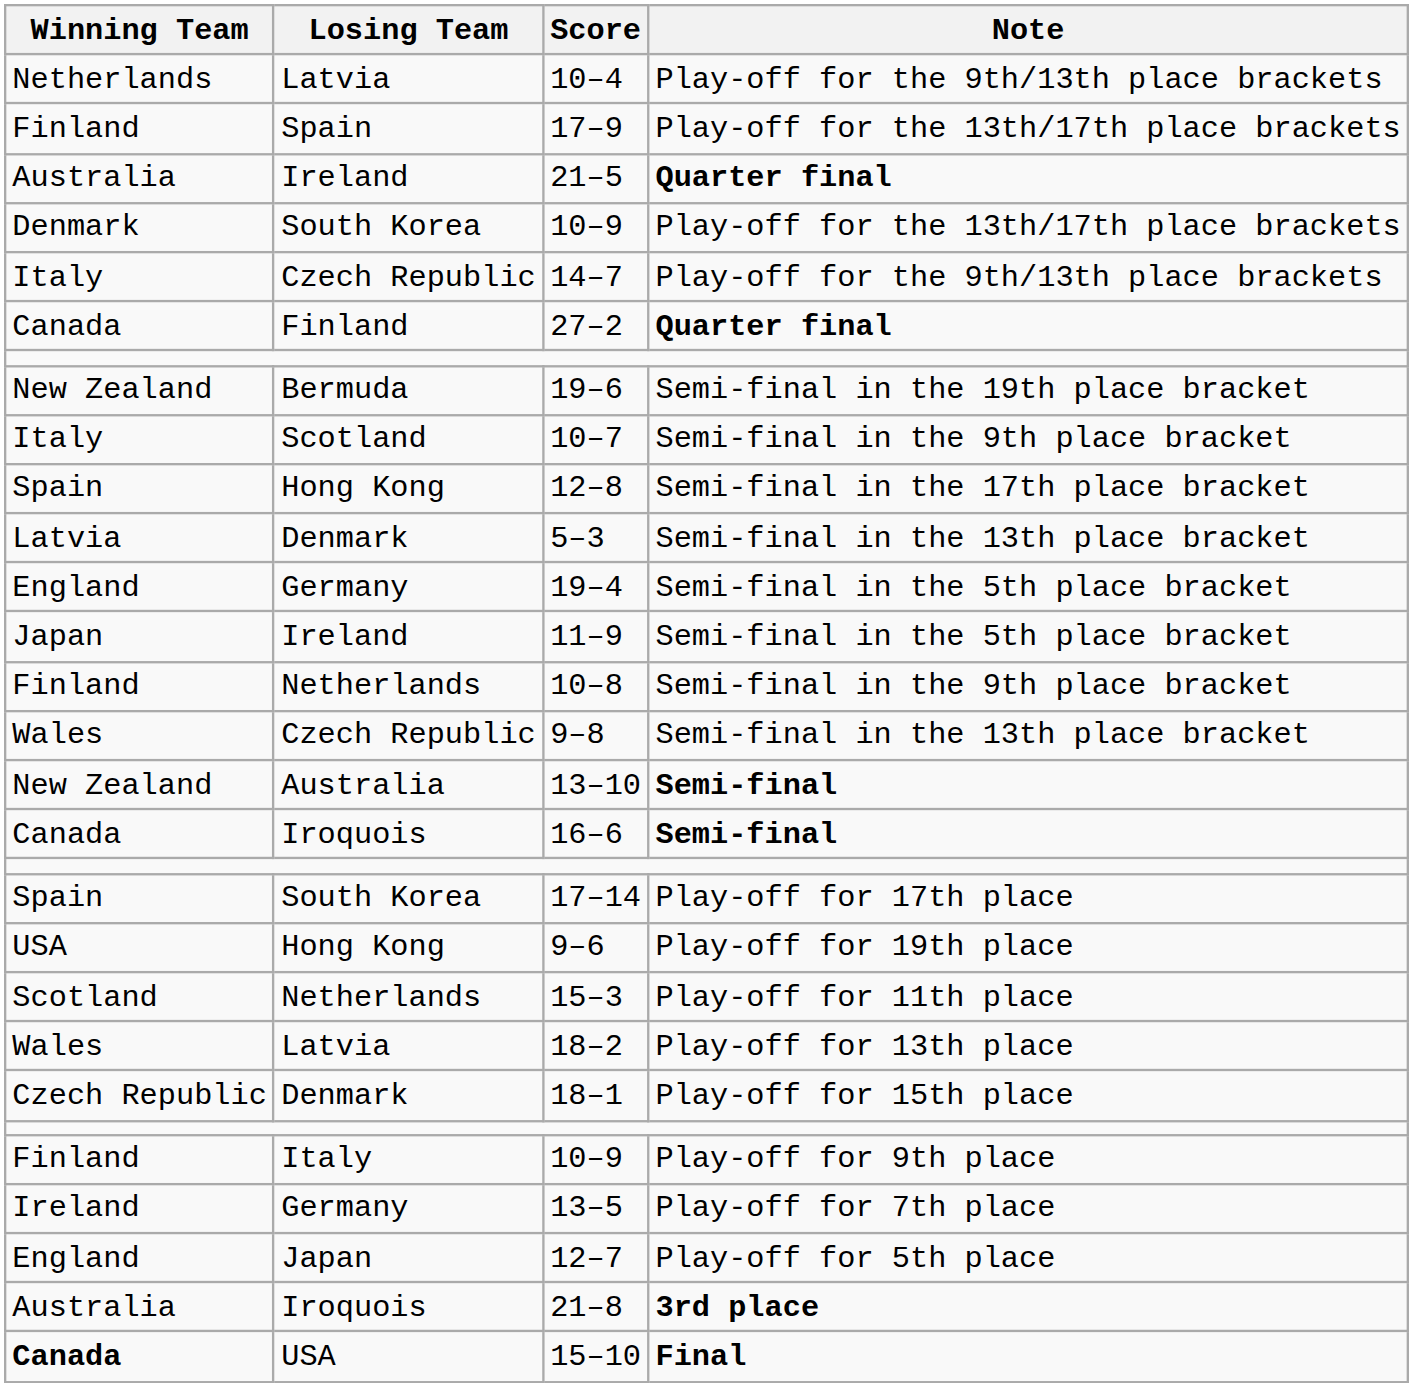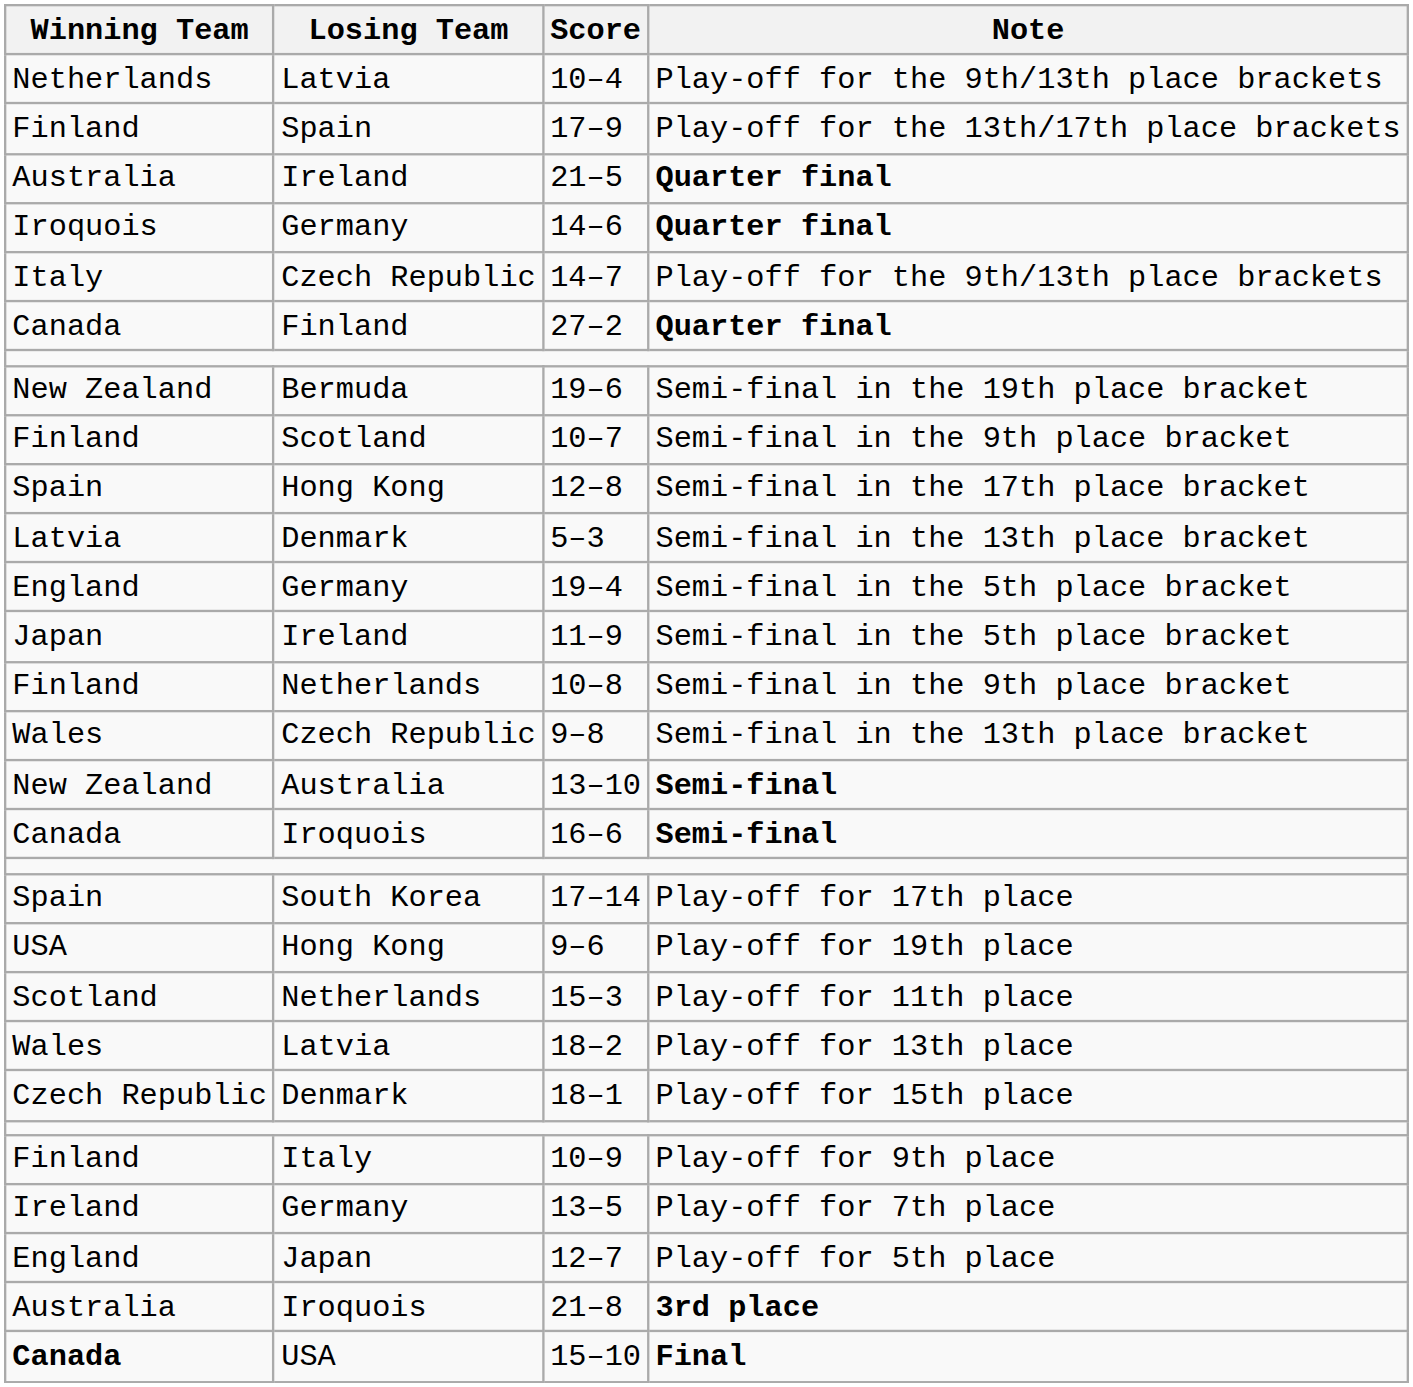+ row: (587, 227)
- row: (587, 227)
(58, 439) Italy -> (76, 439) Finland
